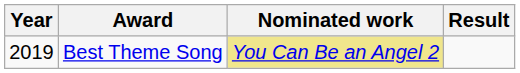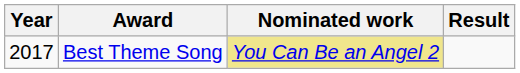(31, 52) 2019 -> (31, 52) 2017
